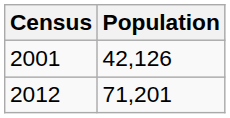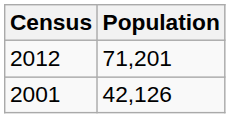rows swapped: (35, 58) <-> (35, 94)
